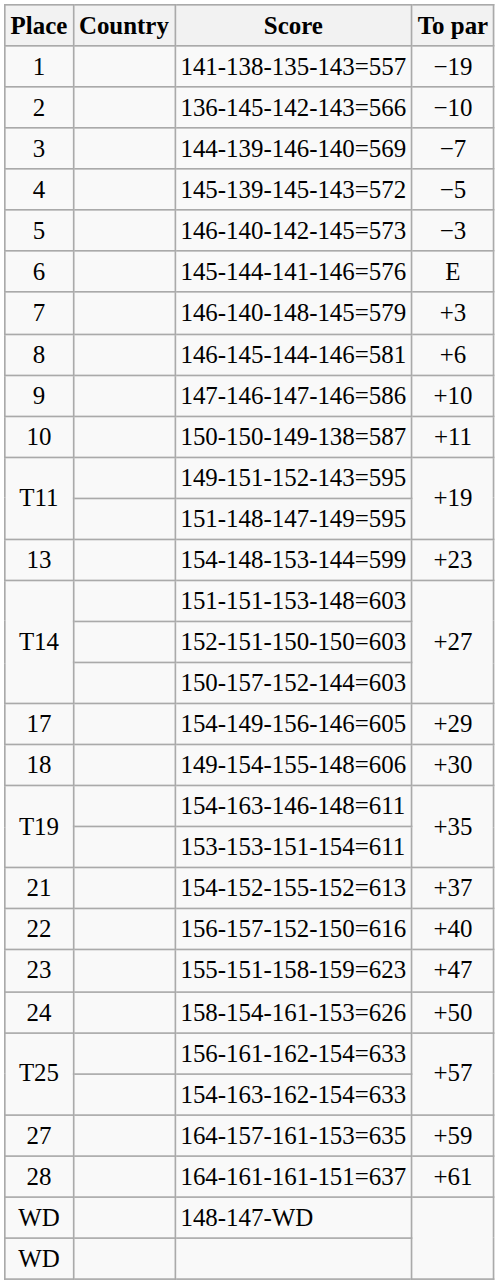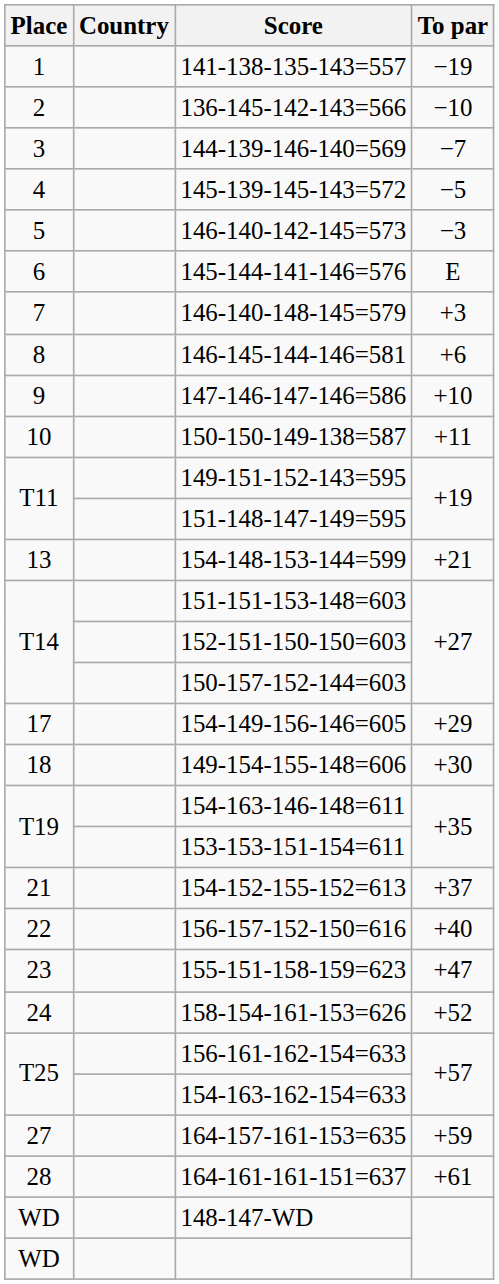(453, 559) +23 -> (453, 559) +21
(453, 1011) +50 -> (453, 1011) +52
